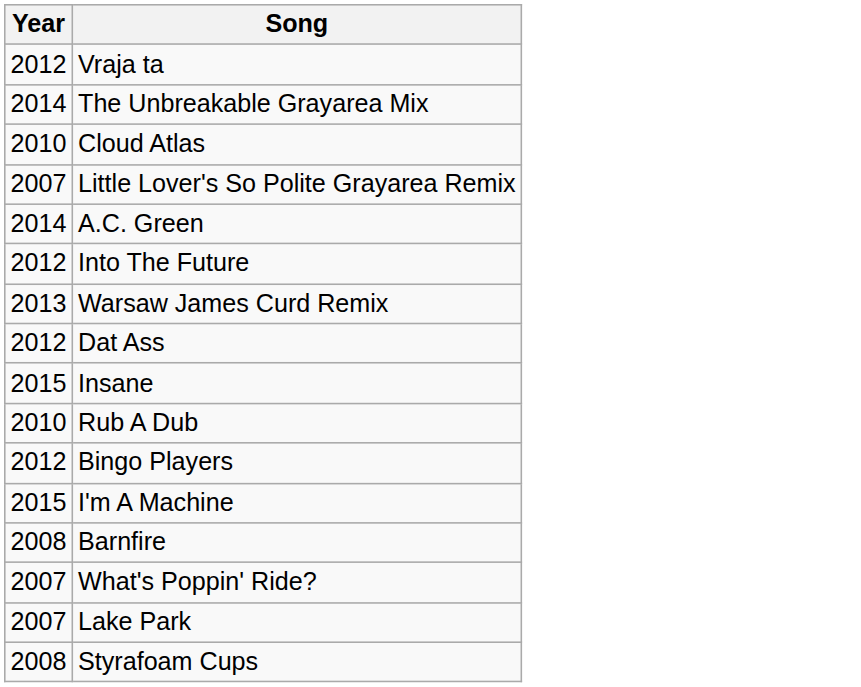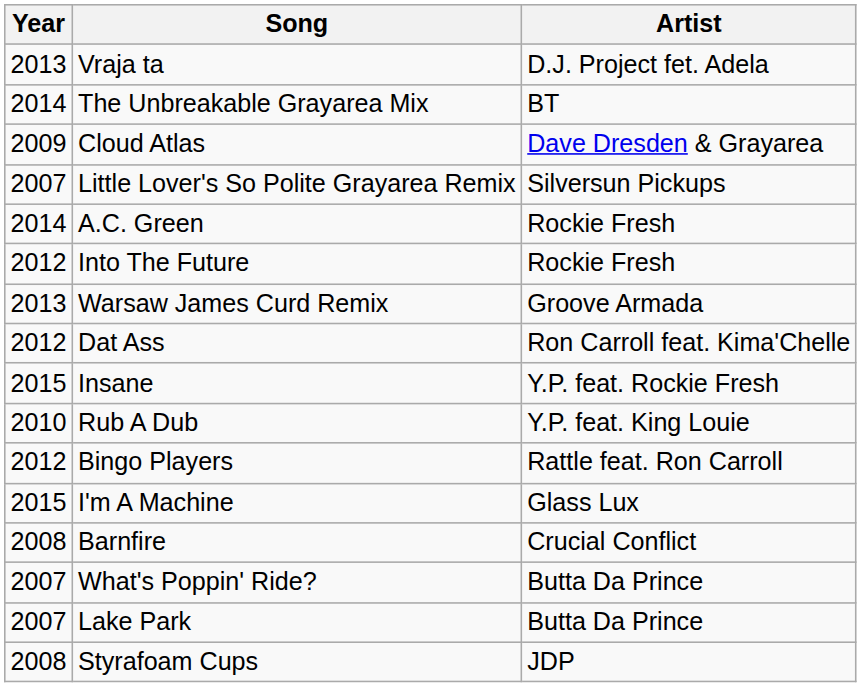+ column: (689, 24)
(39, 64) 2012 -> (39, 64) 2013
(39, 143) 2010 -> (39, 143) 2009
